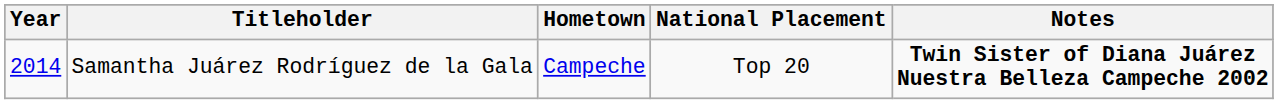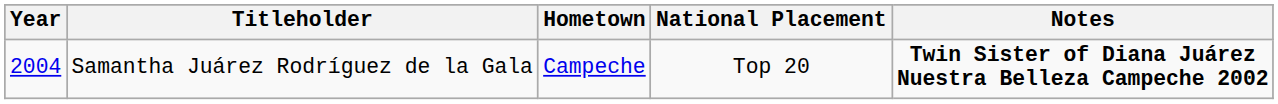(36, 69) 2014 -> (36, 69) 2004
